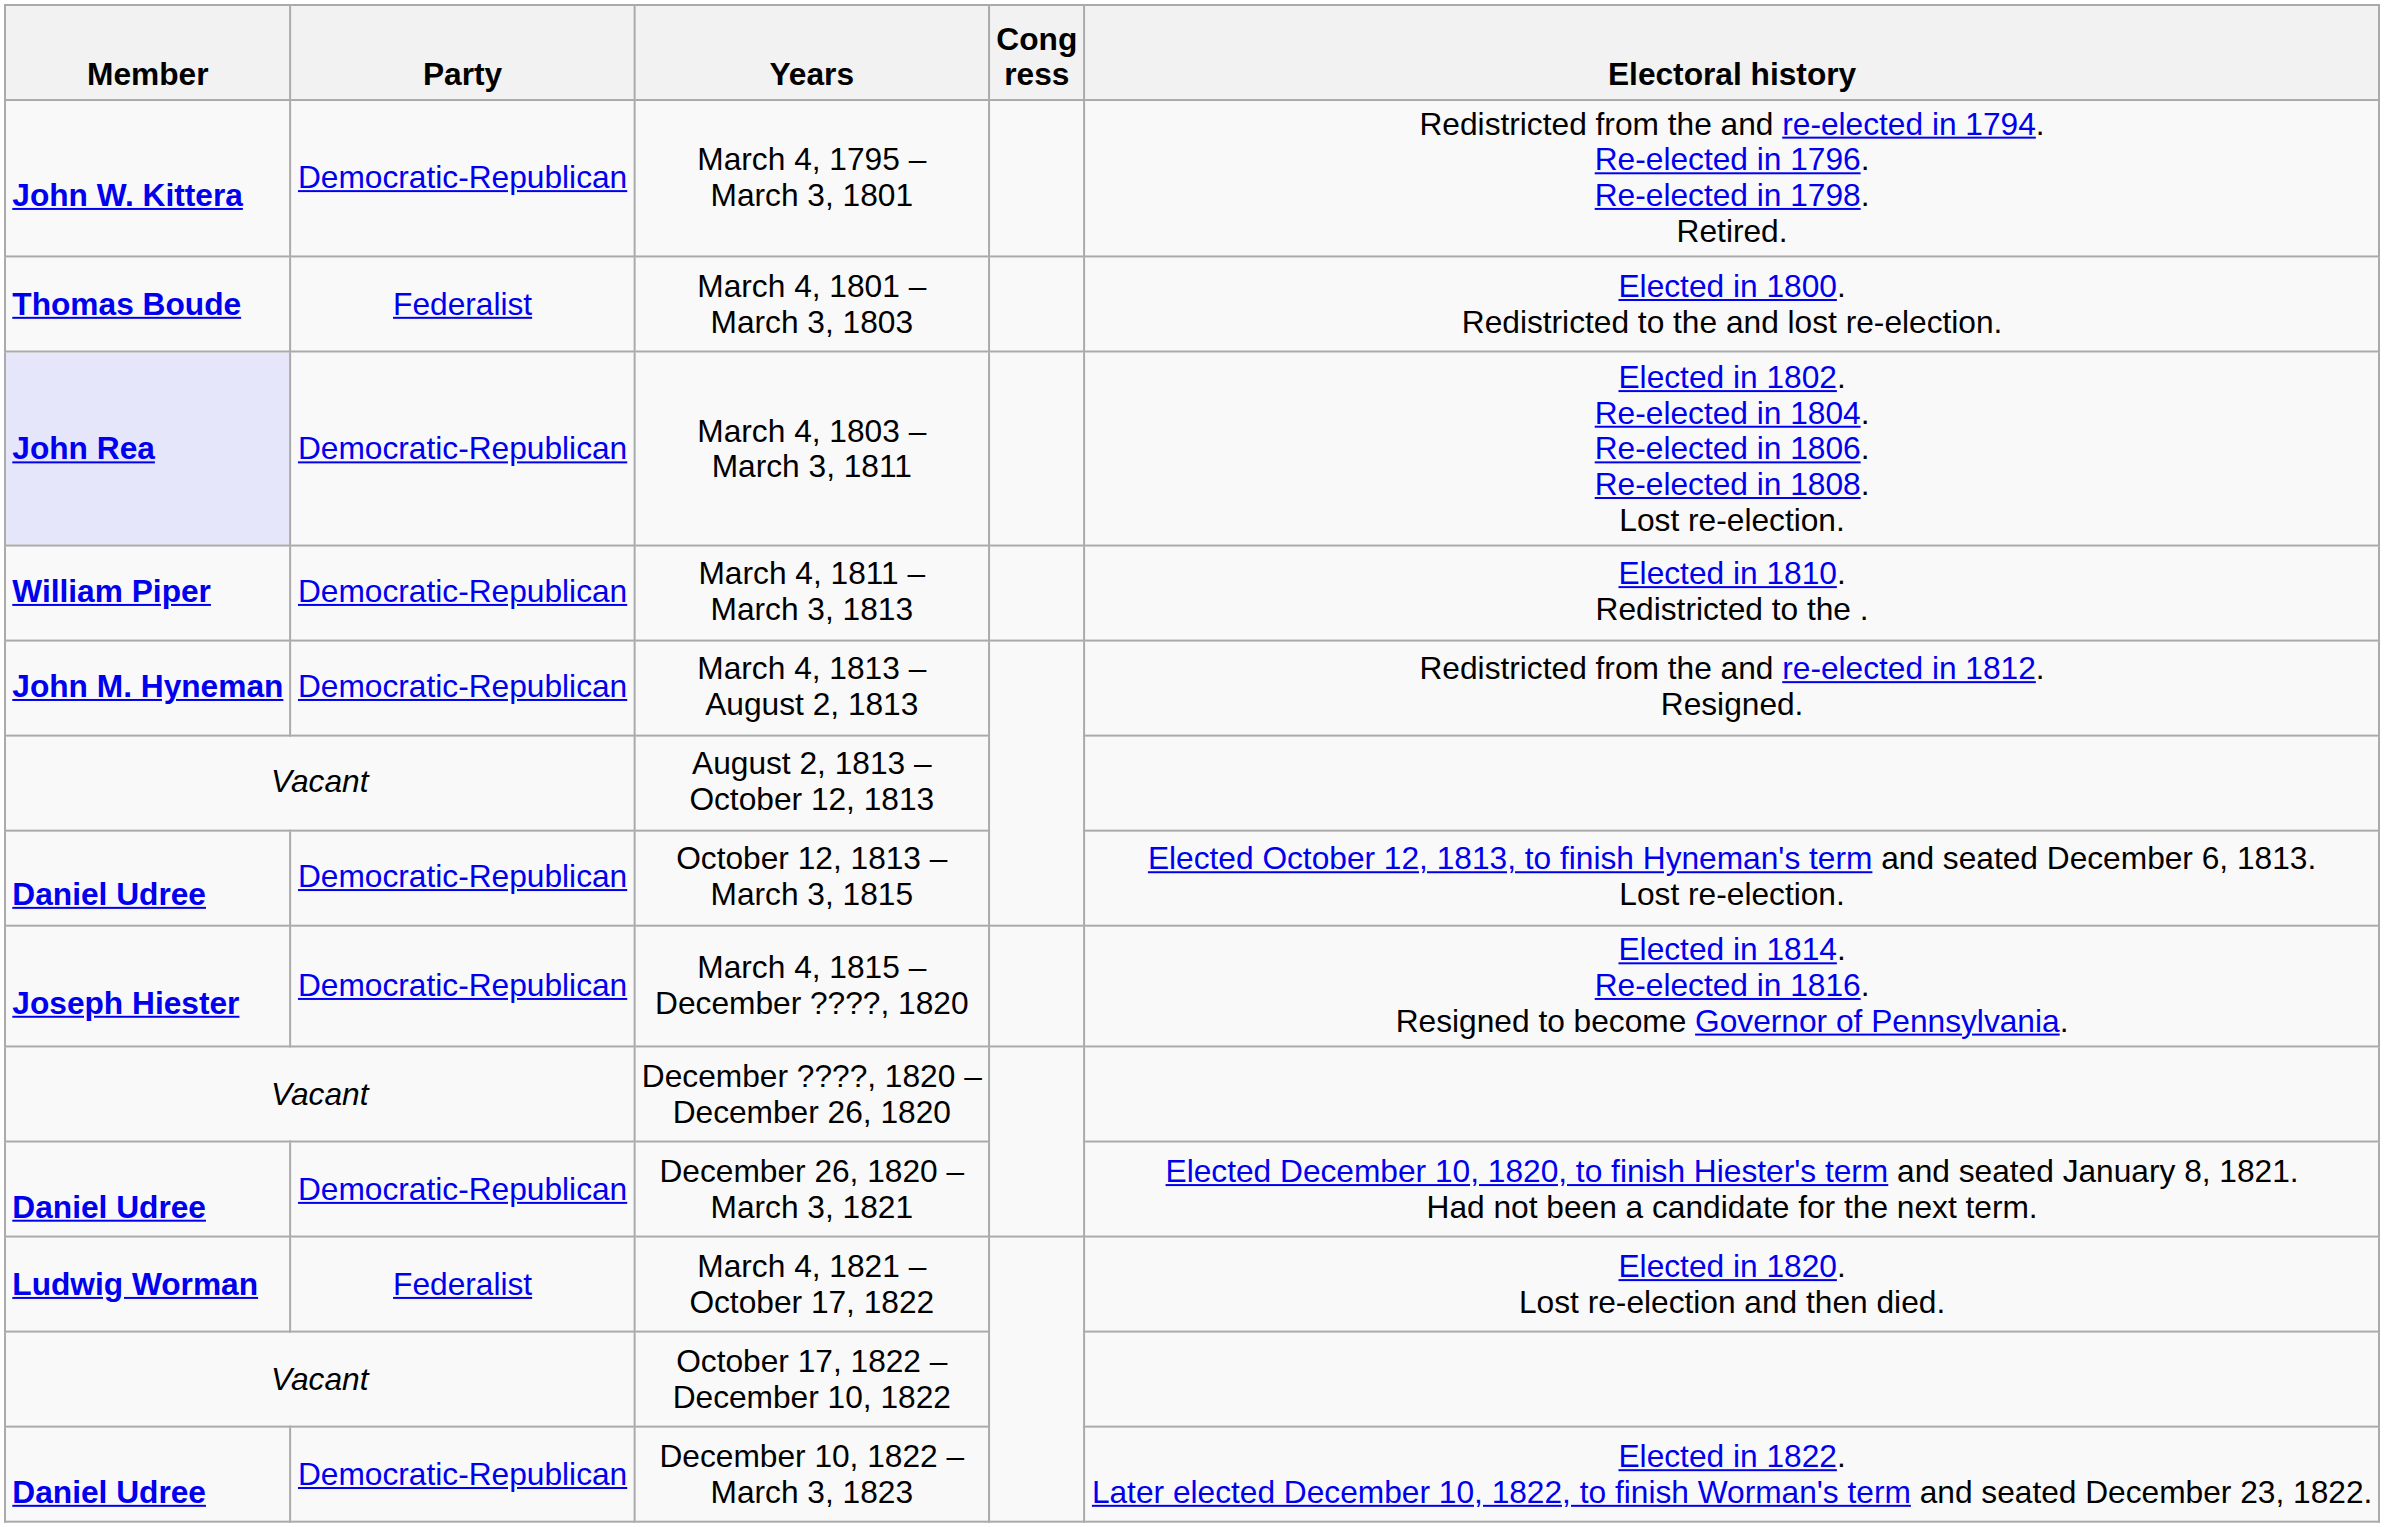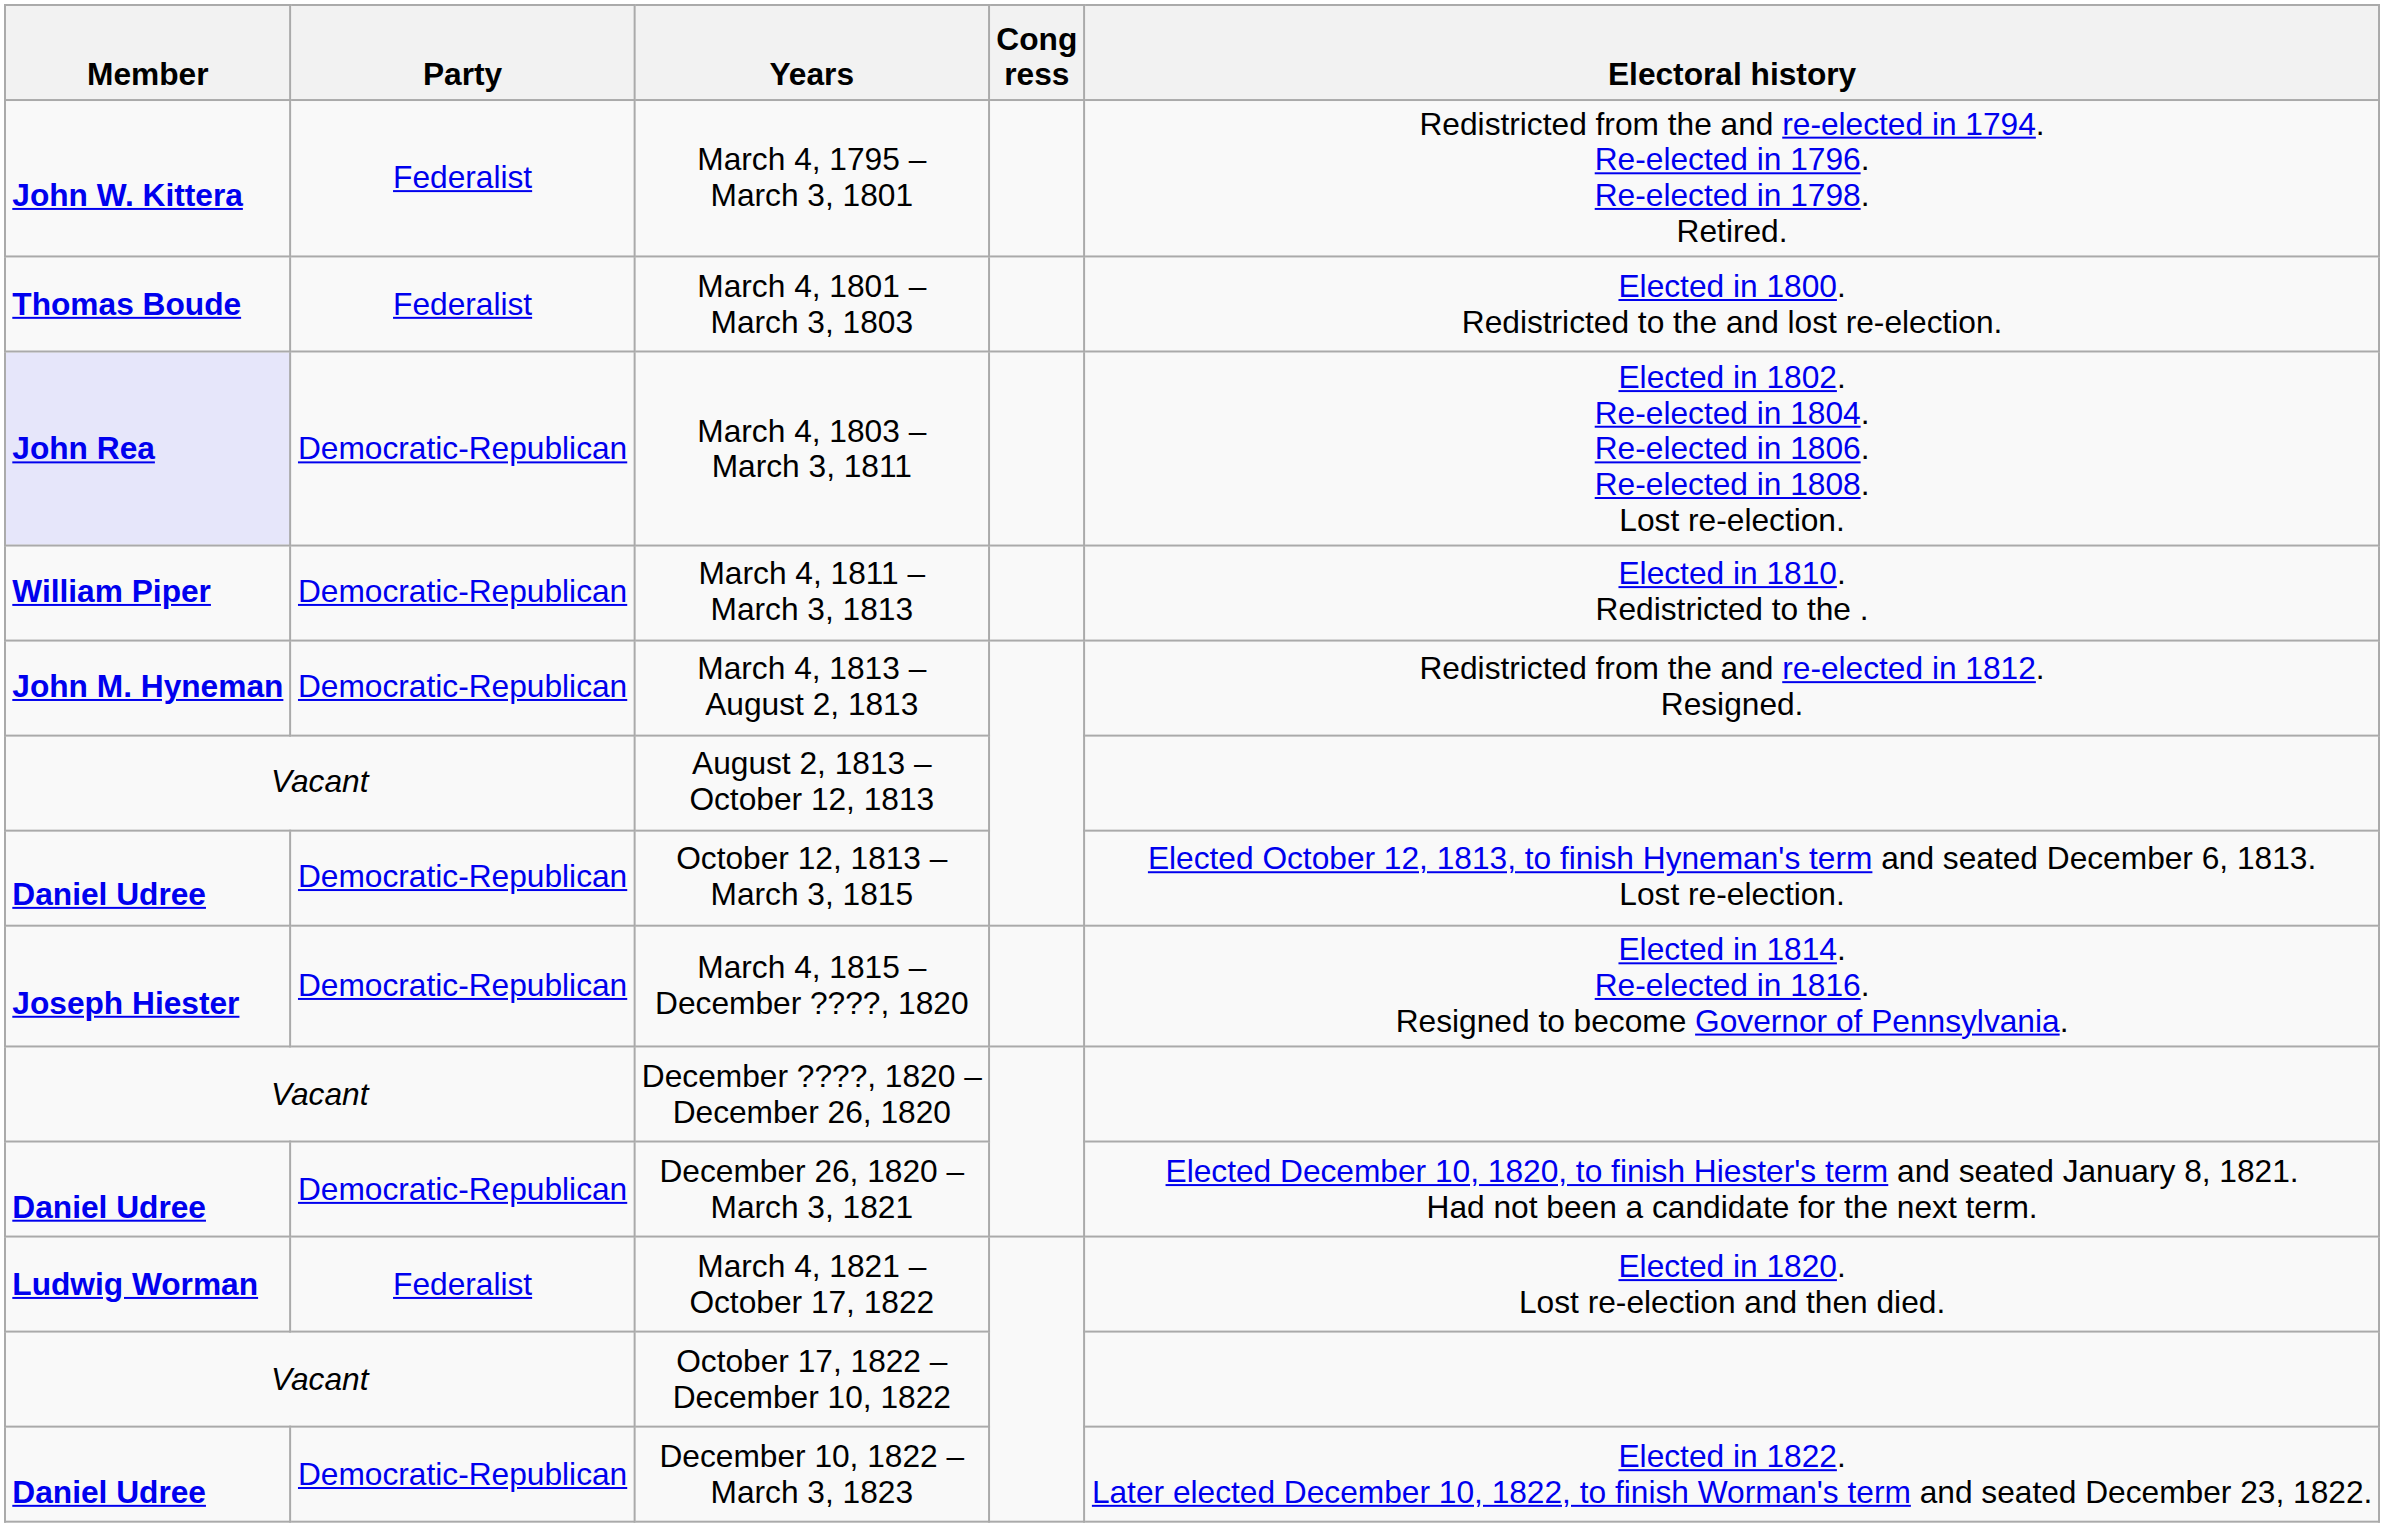(463, 178) Democratic-Republican -> (463, 178) Federalist
